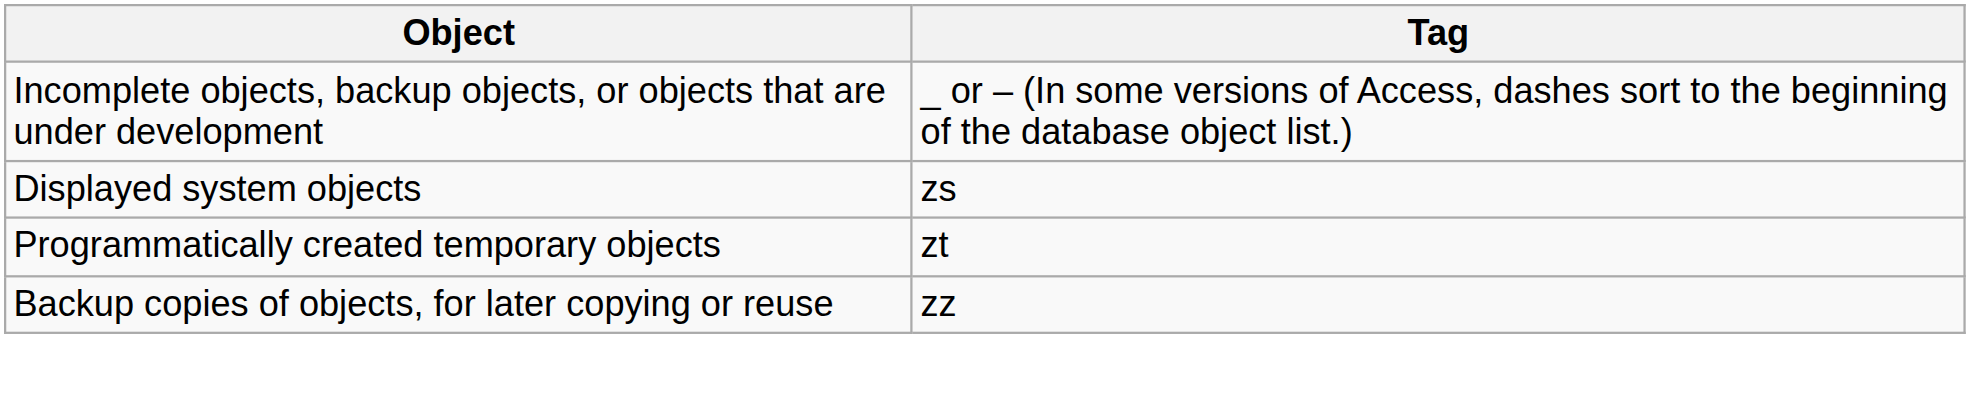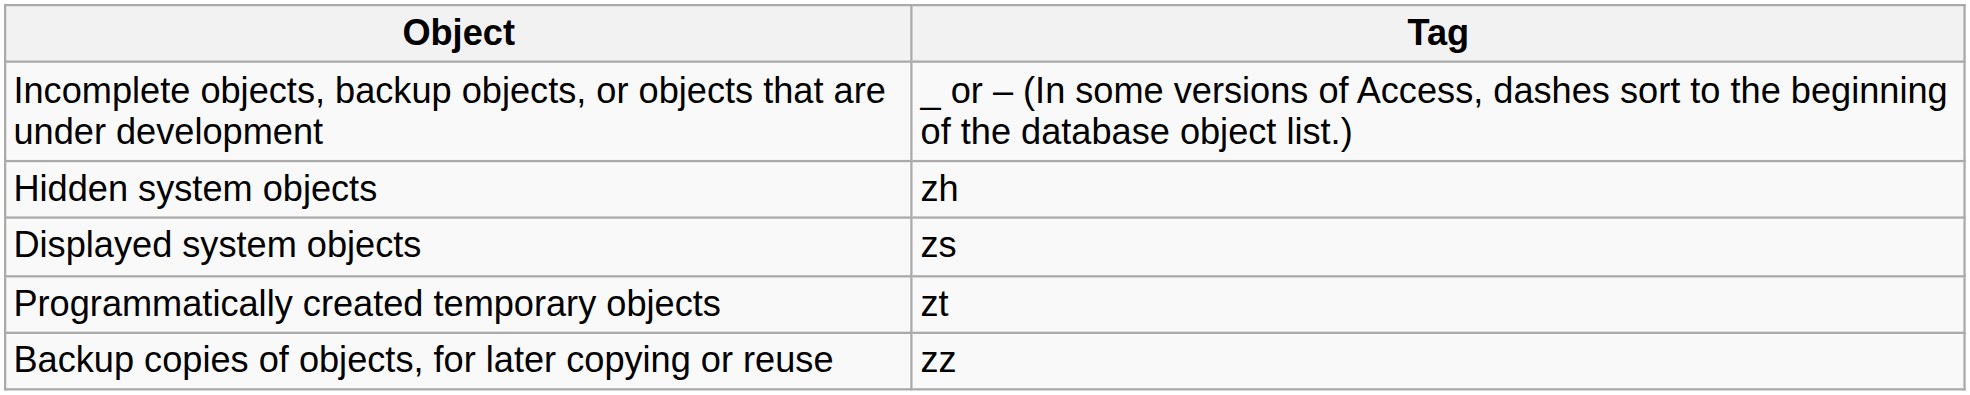+ row: (195, 188)
